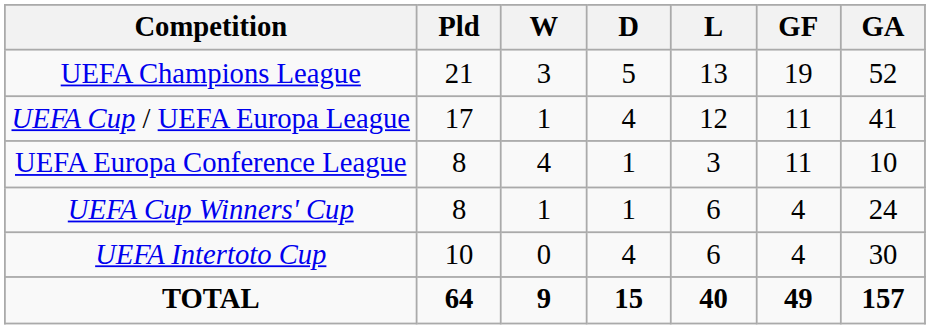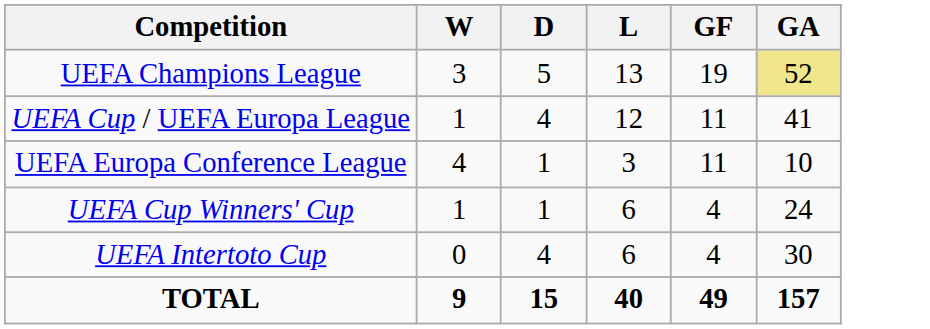- column: (459, 27)
(883, 72) no background -> (798, 72) khaki background
